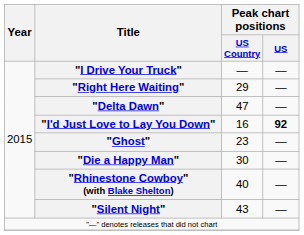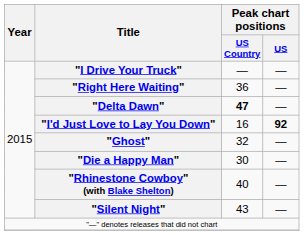(242, 88) 29 -> (242, 88) 36
(242, 106) normal -> (242, 106) bold
(242, 142) 23 -> (242, 142) 32
